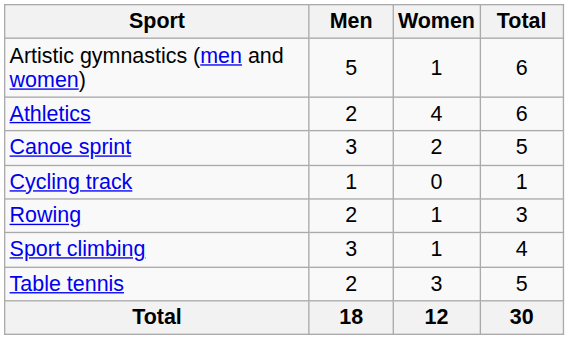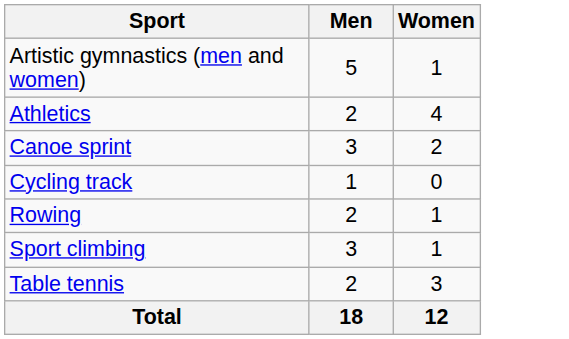- column: (522, 21)
